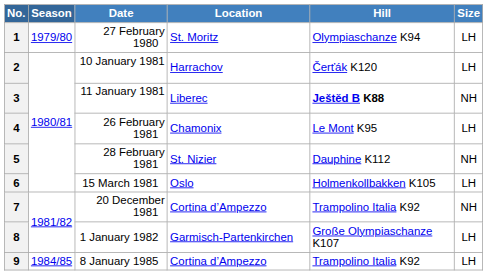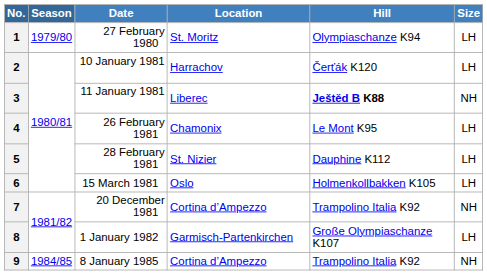(469, 158) NH -> (469, 158) LH
(469, 261) LH -> (469, 261) NH
